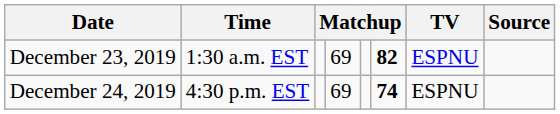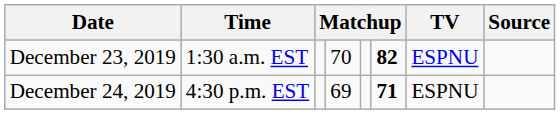(341, 57) 69 -> (341, 57) 70
(387, 92) 74 -> (387, 92) 71
